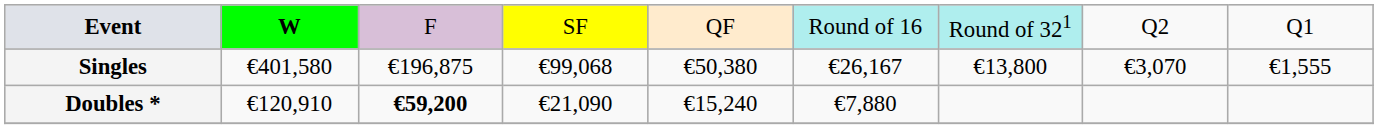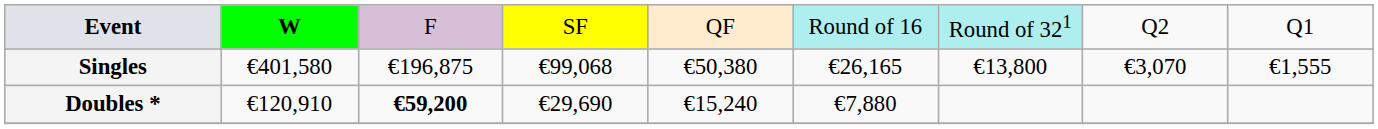(865, 67) €26,167 -> (865, 67) €26,165
(575, 104) €21,090 -> (575, 104) €29,690
